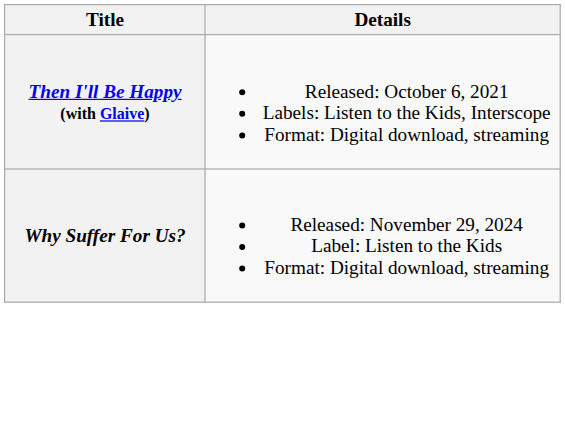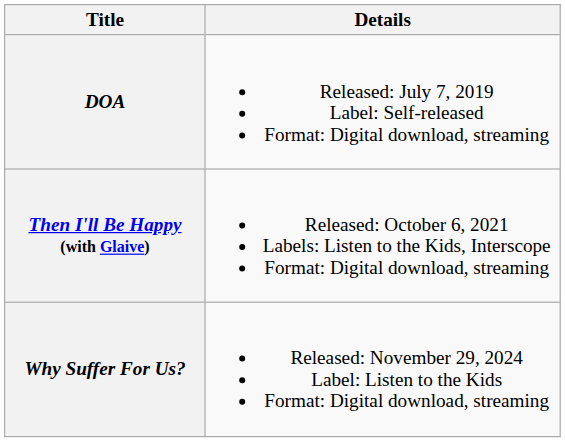+ row: (105, 101)
